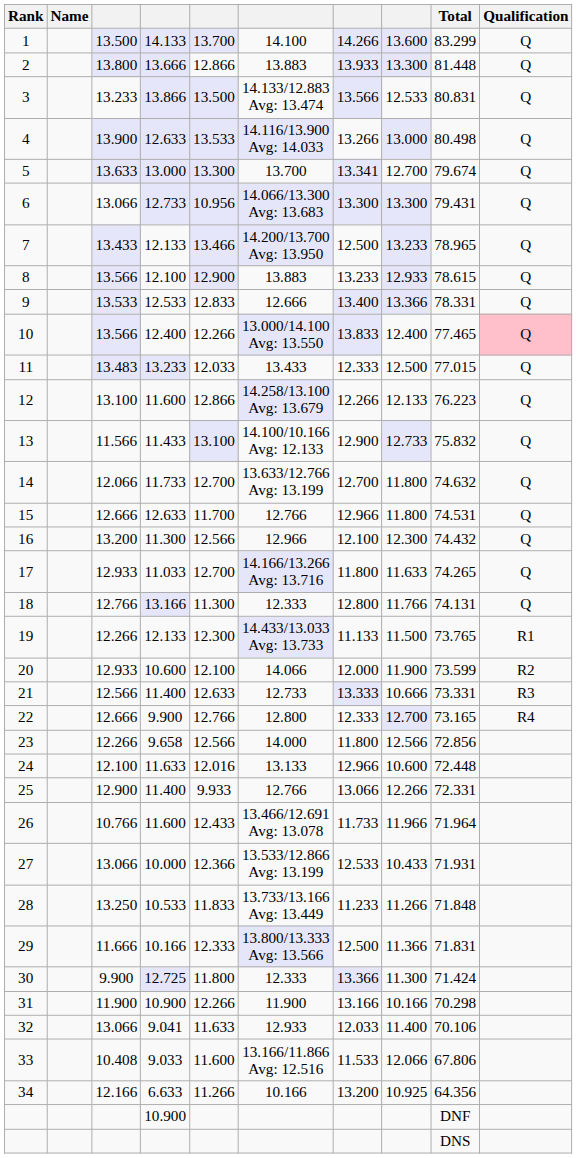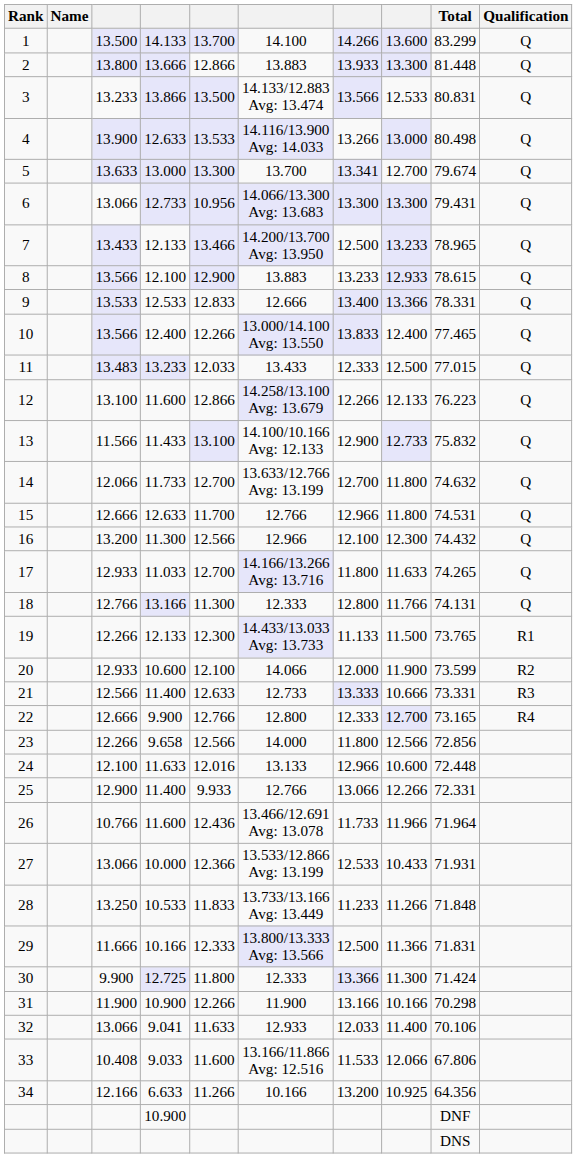(526, 334) pink background -> (526, 334) no background
(214, 822) 12.433 -> (214, 822) 12.436
